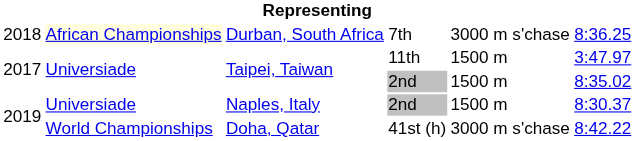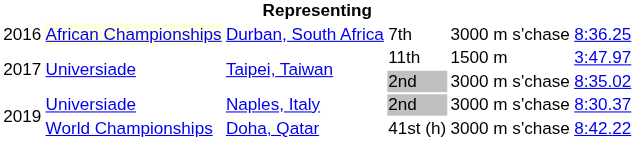(22, 34) 2018 -> (22, 34) 2016
(479, 81) 1500 m -> (510, 81) 3000 m s'chase
(479, 104) 1500 m -> (510, 104) 3000 m s'chase
